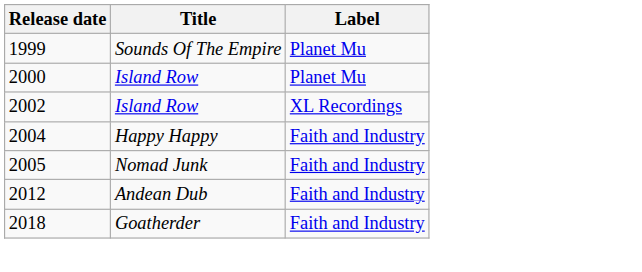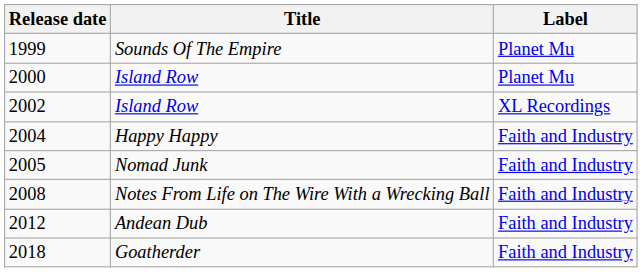+ row: (27, 194)
